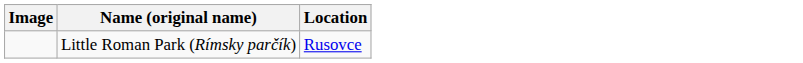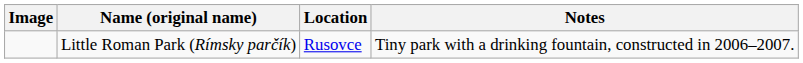+ column: (585, 17)
